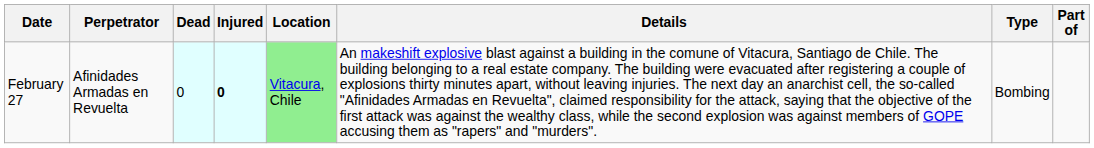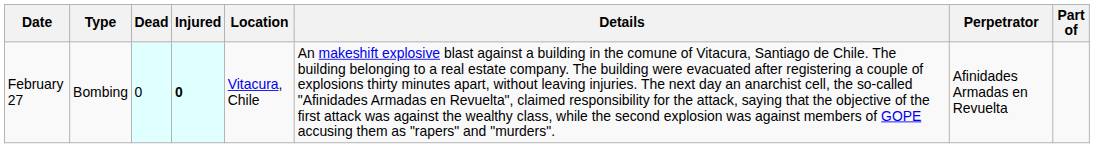columns swapped: (1022, 23) <-> (122, 23)
(297, 92) lightgreen background -> (255, 92) no background
